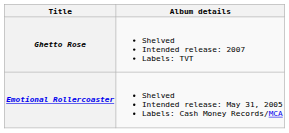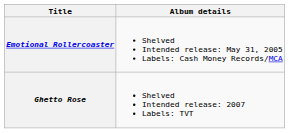rows swapped: (60, 100) <-> (60, 45)
